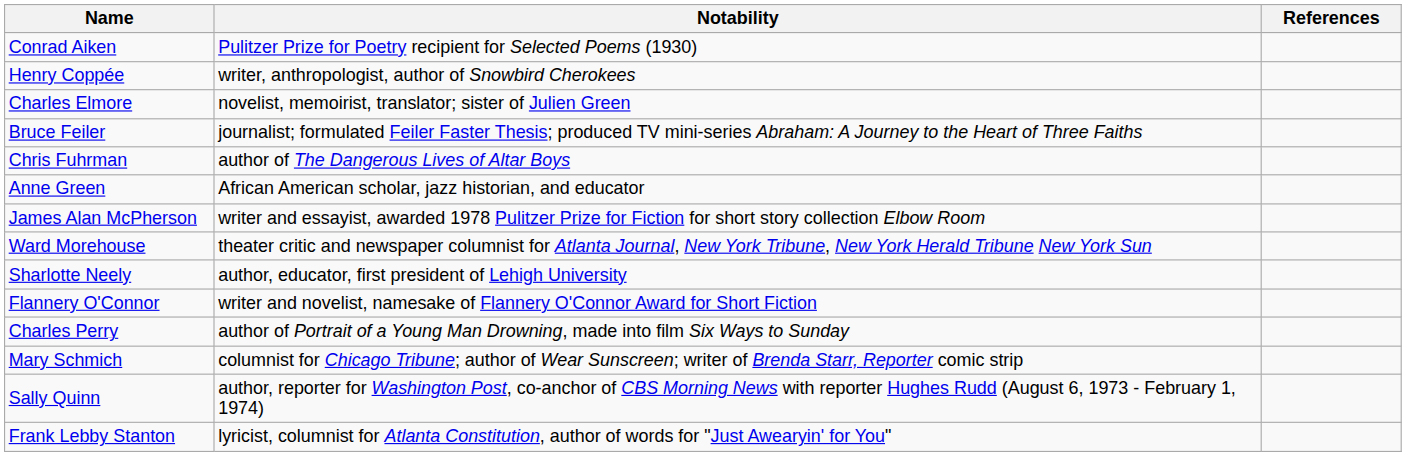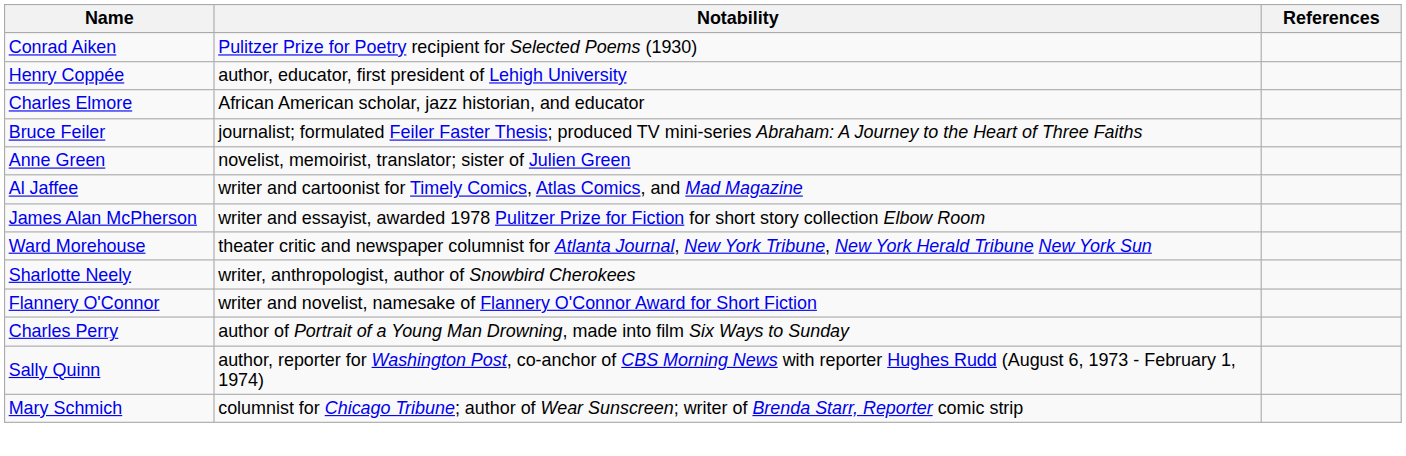(427, 75) writer, anthropologist, author of Snowbird Cherokees -> (422, 75) author, educator, first president of Lehigh University
(424, 103) novelist, memoirist, translator; sister of Julien Green -> (431, 103) African American scholar, jazz historian, and educator
- row: (68, 160)
(431, 189) African American scholar, jazz historian, and educator -> (424, 160) novelist, memoirist, translator; sister of Julien Green
+ row: (43, 189)
(422, 274) author, educator, first president of Lehigh University -> (427, 274) writer, anthropologist, author of Snowbird Cherokees
rows swapped: (55, 398) <-> (65, 359)
- row: (92, 436)
